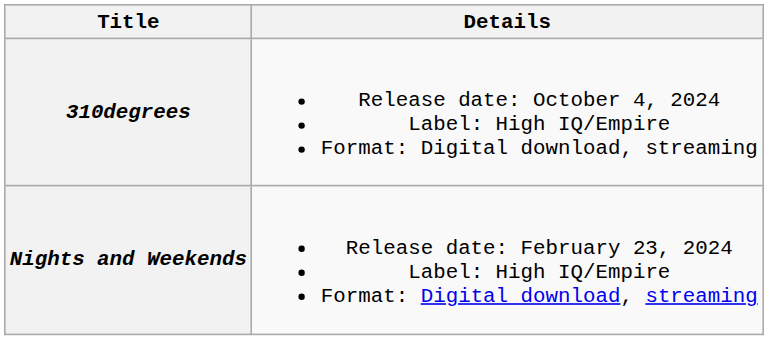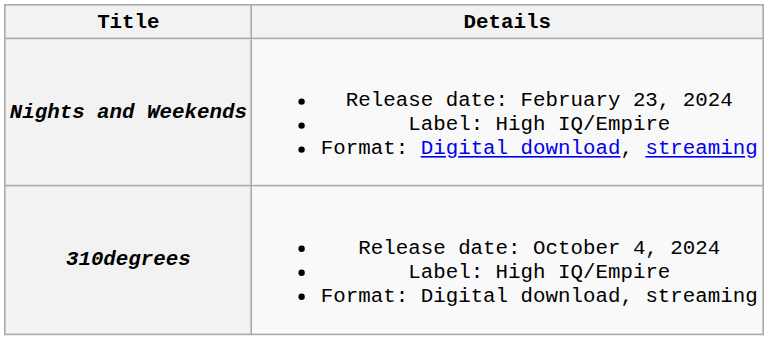rows swapped: (128, 260) <-> (128, 112)
